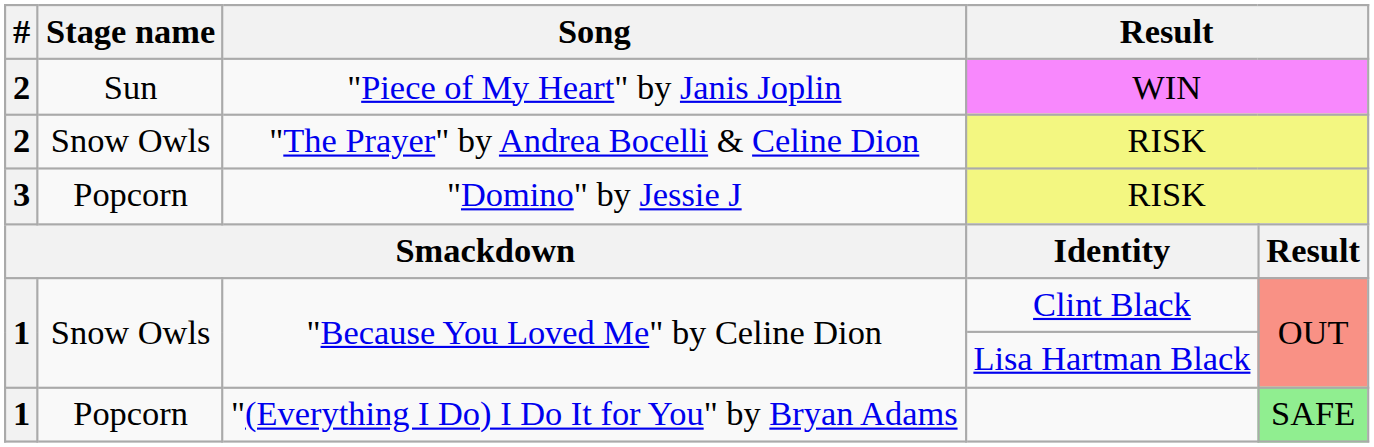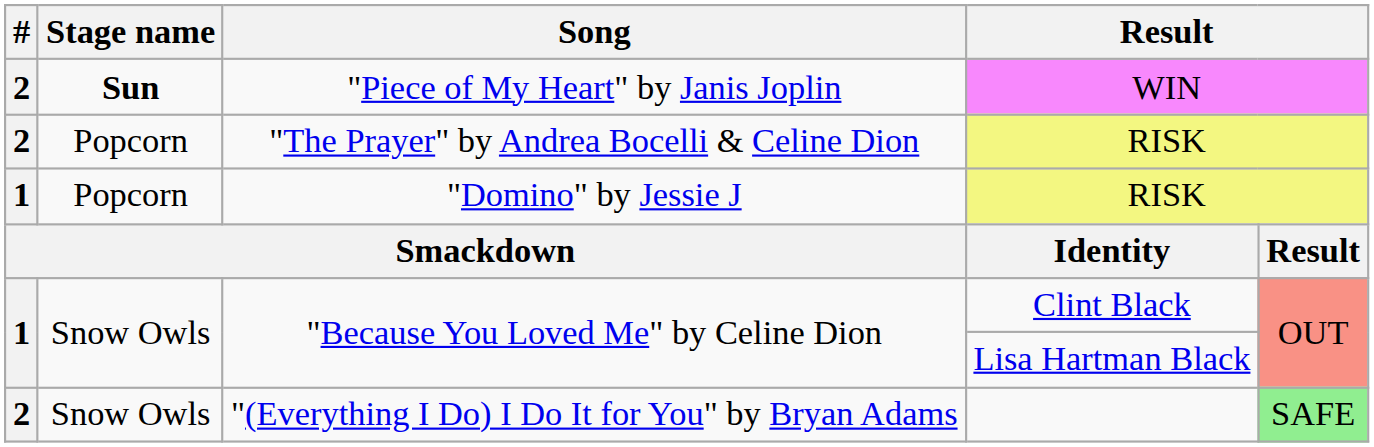(131, 86) normal -> (131, 86) bold
(131, 140) Snow Owls -> (131, 140) Popcorn
(22, 195) 3 -> (22, 195) 1
(22, 413) 1 -> (22, 413) 2
(131, 413) Popcorn -> (131, 413) Snow Owls
